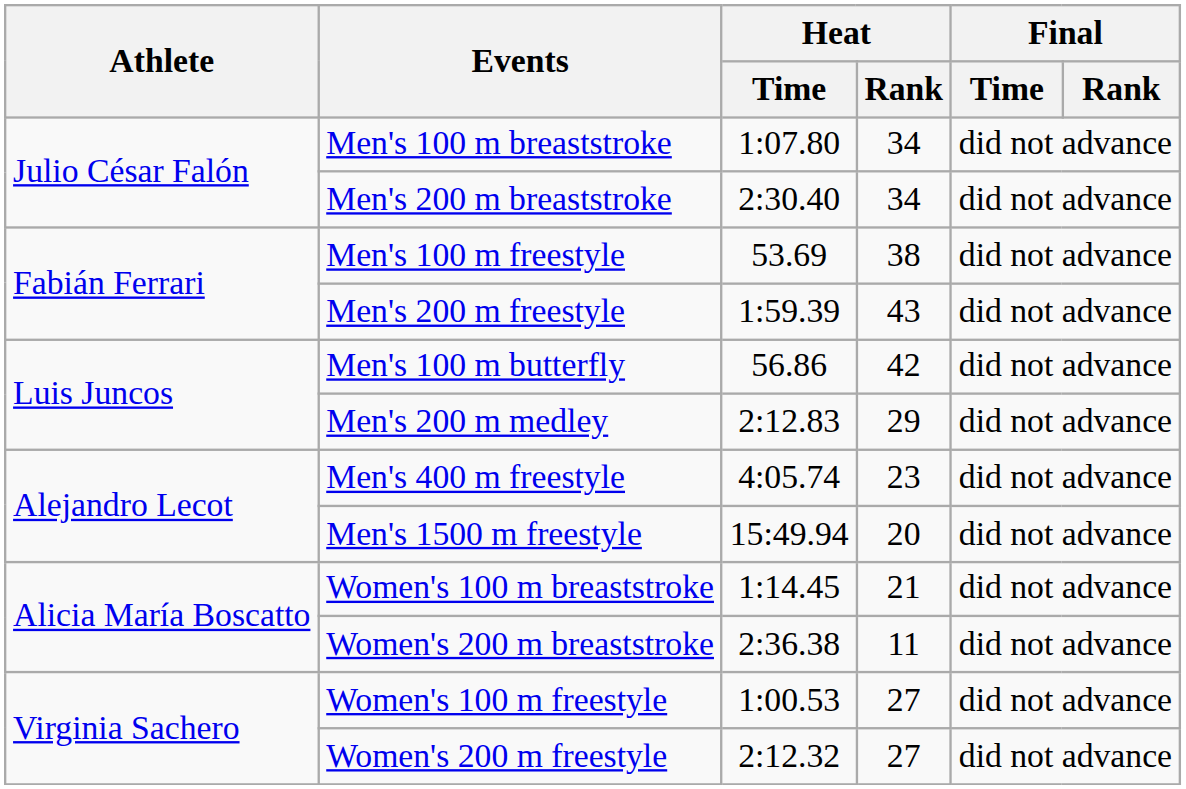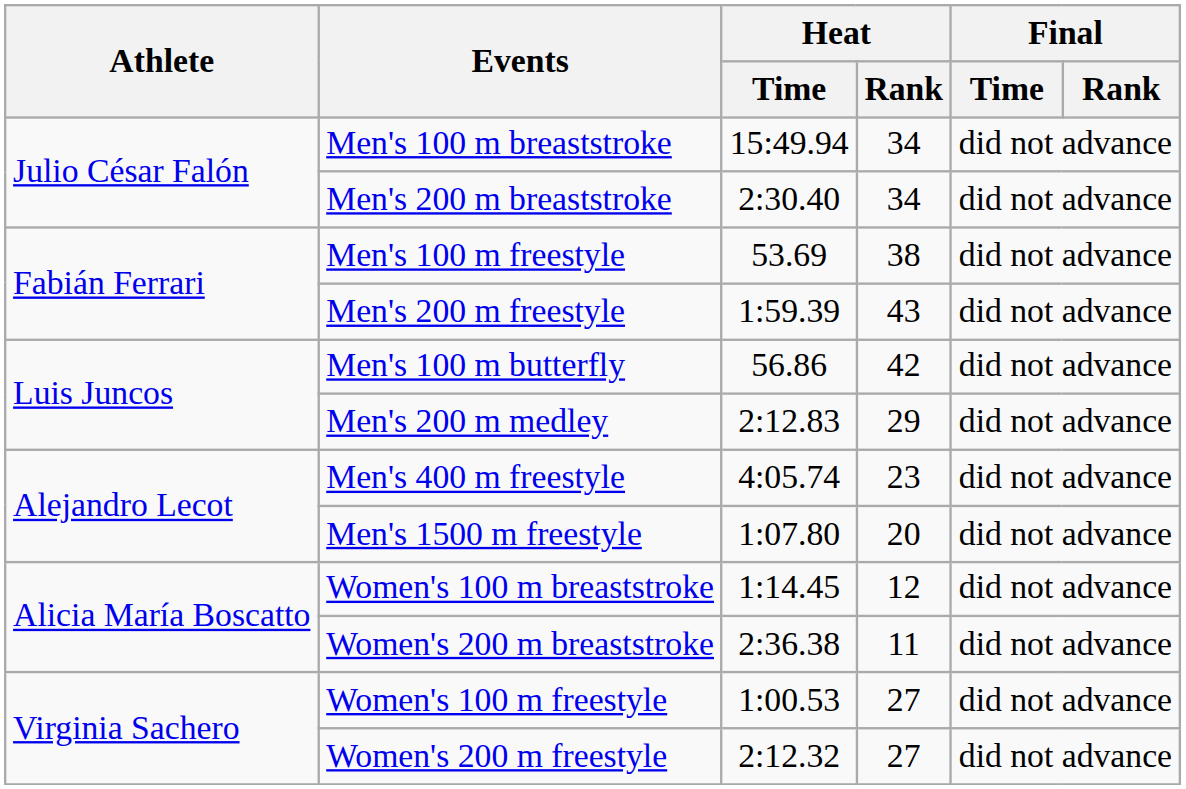(789, 143) 1:07.80 -> (789, 143) 15:49.94
(789, 532) 15:49.94 -> (789, 532) 1:07.80
(904, 588) 21 -> (904, 588) 12
